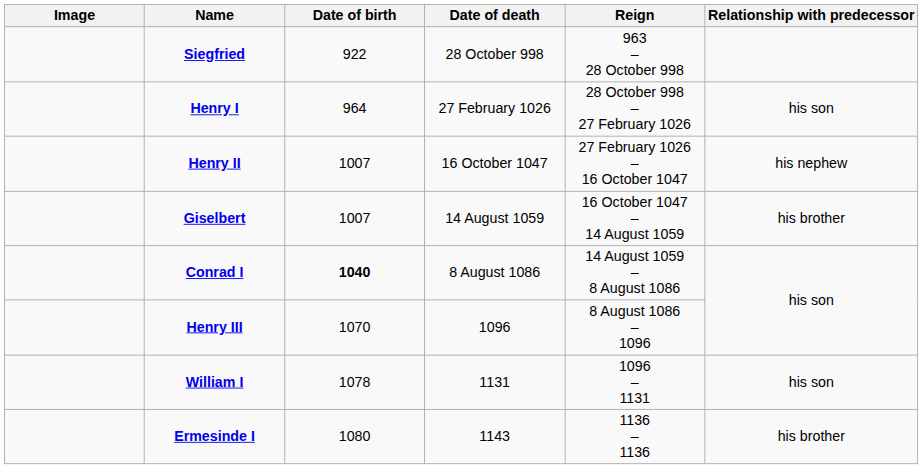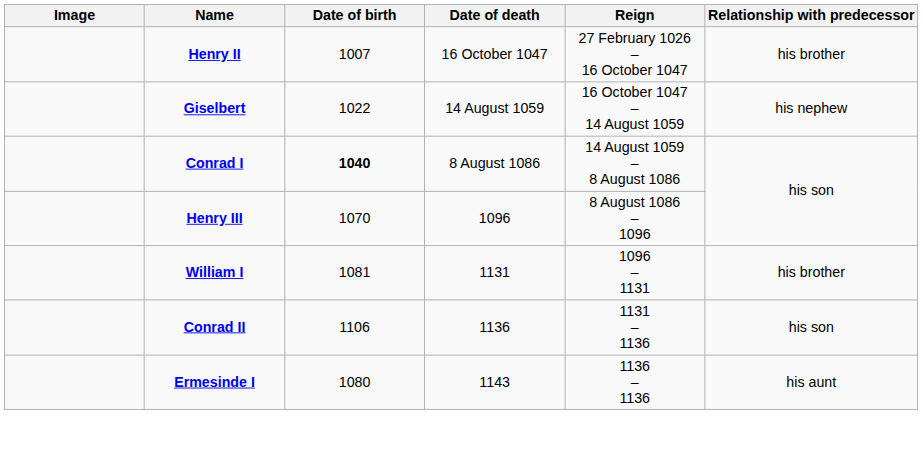- row: (215, 54)
- row: (215, 109)
(811, 163) his nephew -> (811, 54) his brother
(355, 218) 1007 -> (355, 109) 1022
(811, 218) his brother -> (811, 109) his nephew
(355, 382) 1078 -> (355, 272) 1081
(811, 382) his son -> (811, 272) his brother
+ row: (215, 327)
(811, 436) his brother -> (811, 382) his aunt
